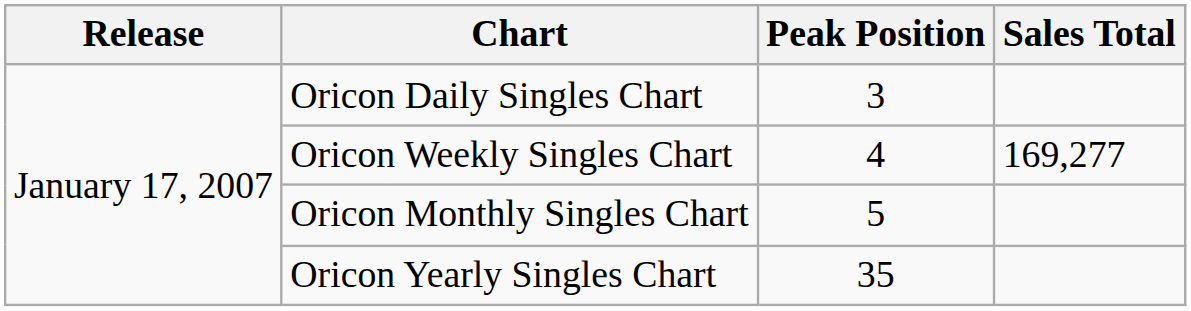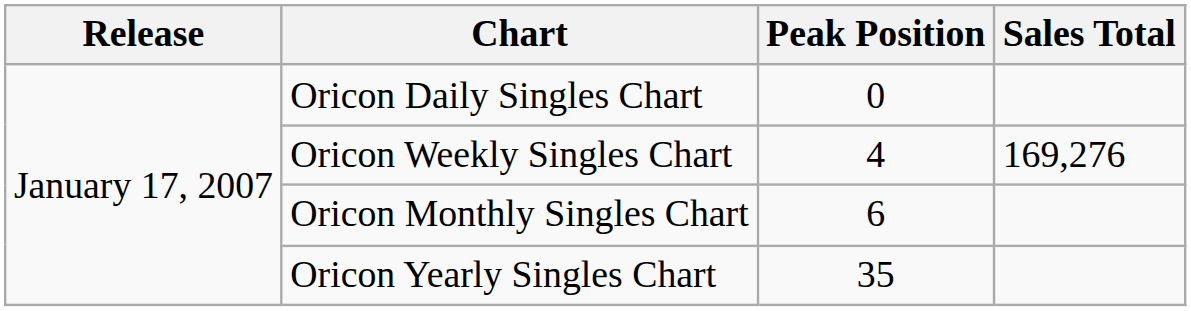(876, 94) 3 -> (876, 94) 0
(1064, 154) 169,277 -> (1064, 154) 169,276
(876, 214) 5 -> (876, 214) 6
